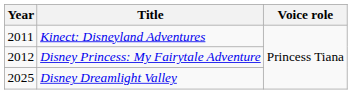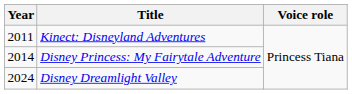(21, 57) 2012 -> (21, 57) 2014
(21, 78) 2025 -> (21, 78) 2024
